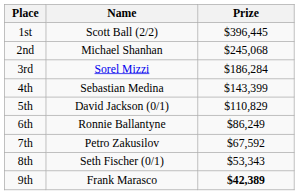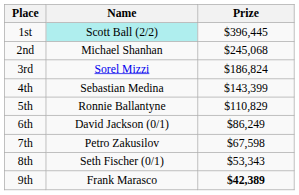(122, 32) no background -> (122, 32) paleturquoise background
(246, 69) $186,284 -> (246, 69) $186,824
(122, 106) David Jackson (0/1) -> (122, 106) Ronnie Ballantyne
(122, 124) Ronnie Ballantyne -> (122, 124) David Jackson (0/1)
(246, 143) $67,592 -> (246, 143) $67,598
